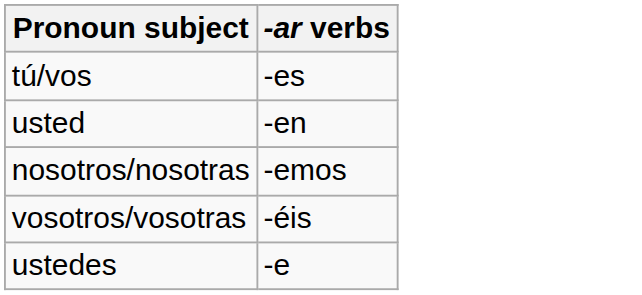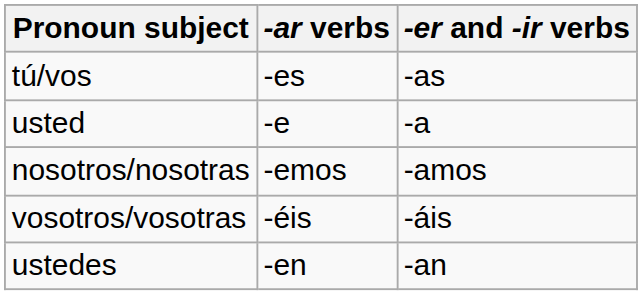+ column: (517, 28)
(285, 123) -en -> (277, 123) -e
(277, 265) -e -> (285, 265) -en
